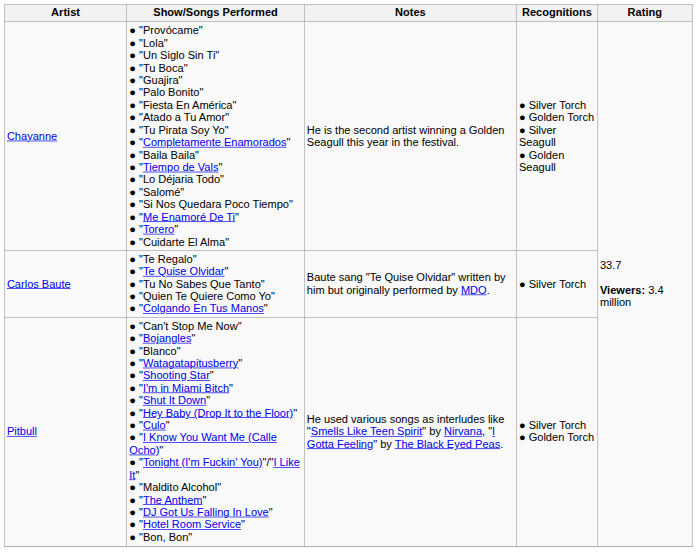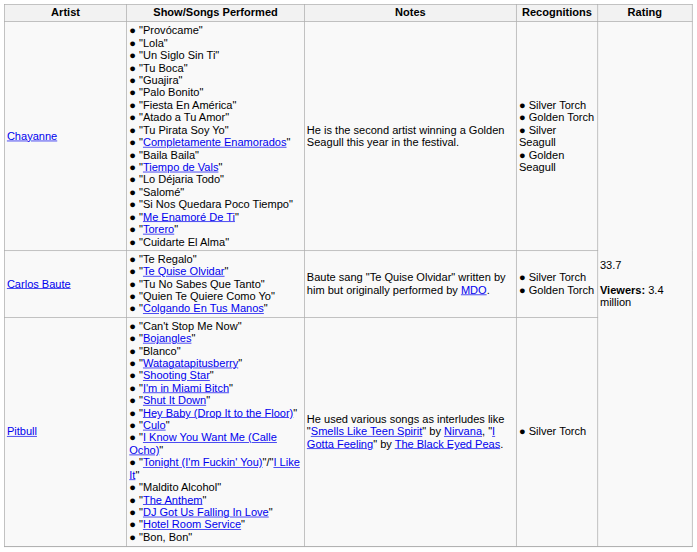(553, 284) ● Silver Torch -> (557, 284) ● Silver Torch ● Golden Torch
(557, 432) ● Silver Torch ● Golden Torch -> (553, 432) ● Silver Torch
